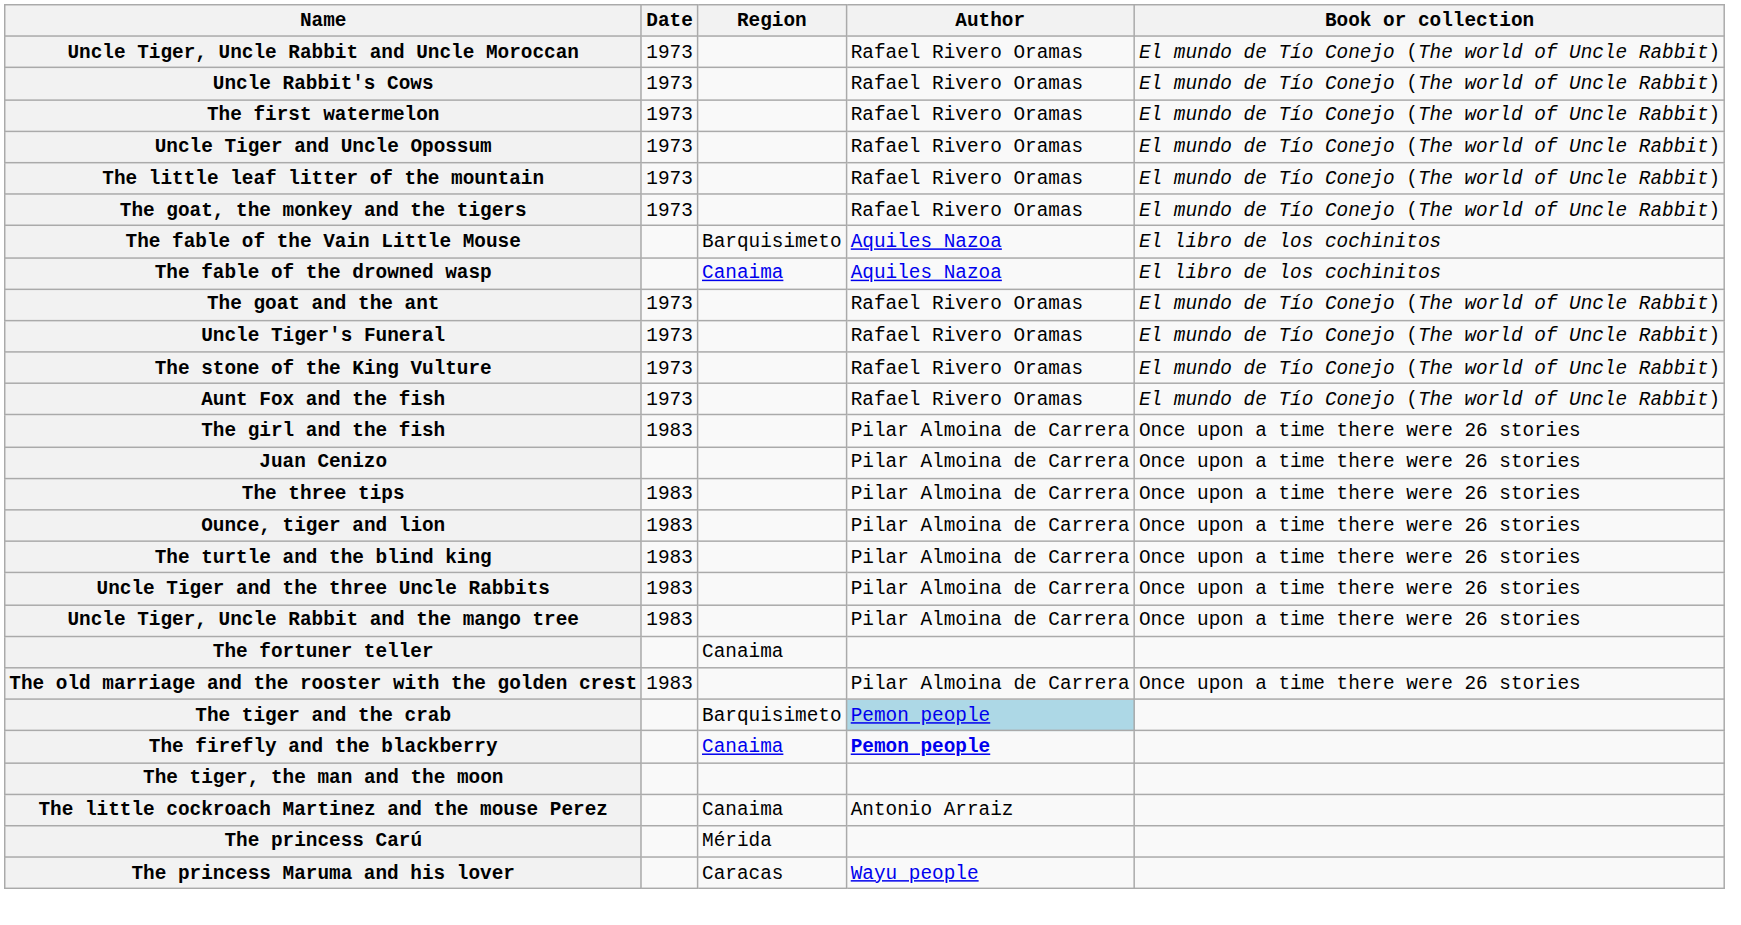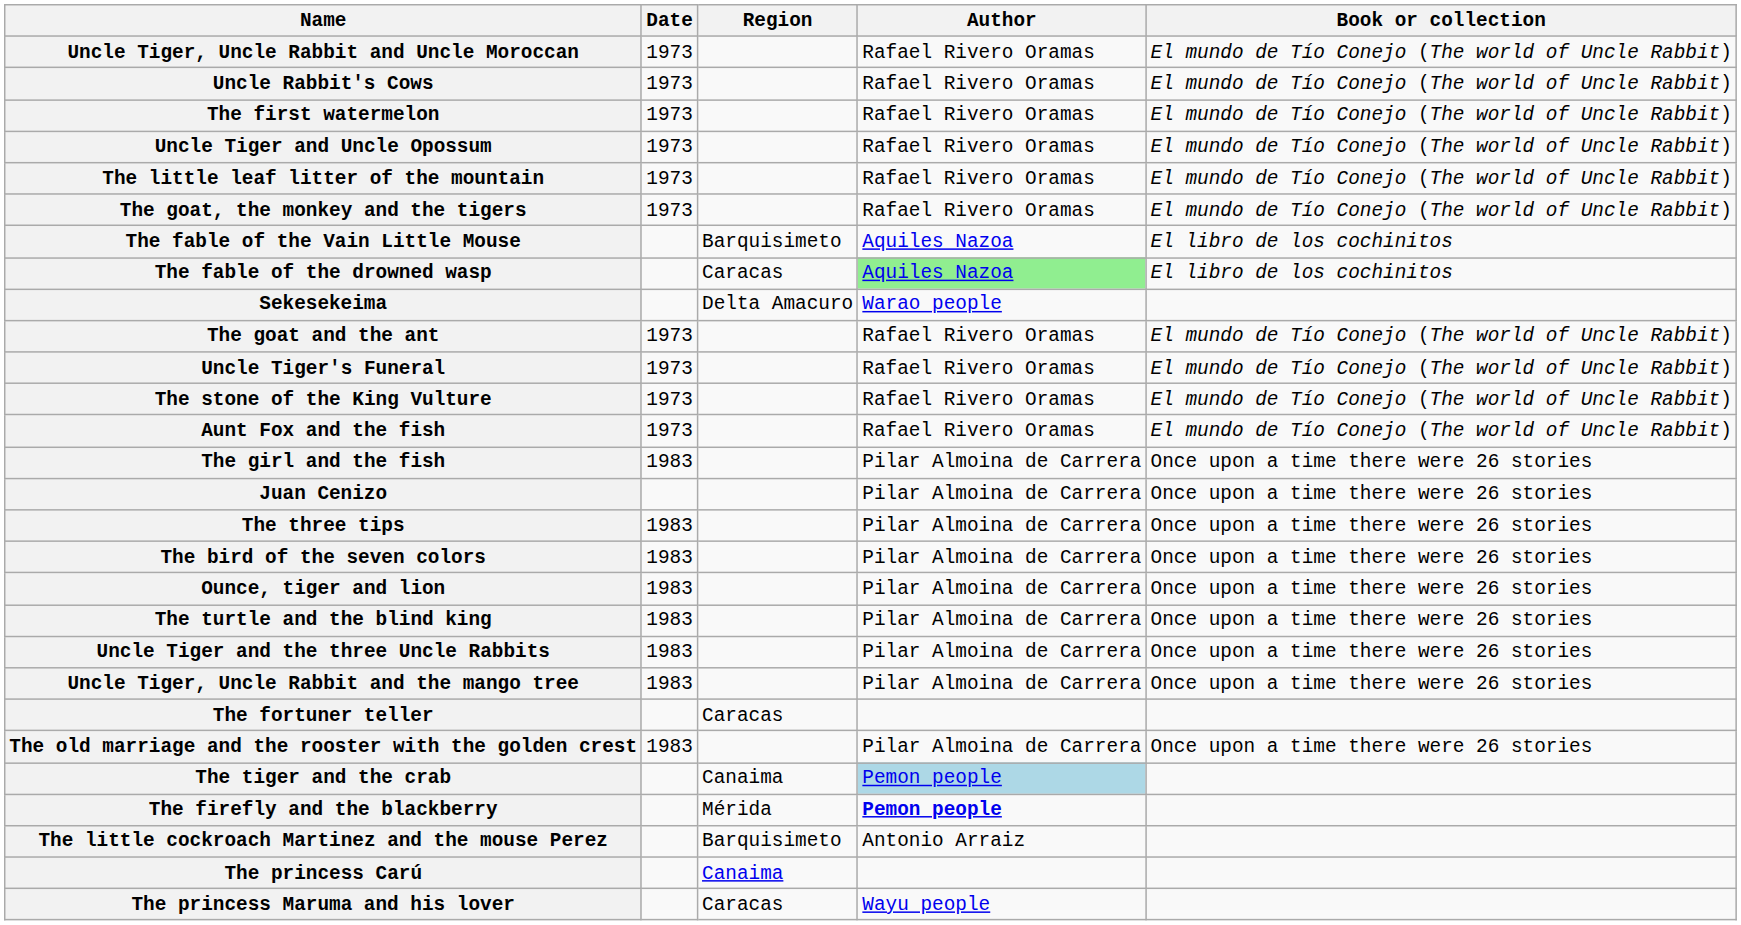(743, 273) Canaima -> (743, 273) Caracas
(926, 273) no background -> (938, 273) lightgreen background
+ row: (323, 305)
+ row: (323, 557)
(743, 652) Canaima -> (743, 715) Caracas
(772, 715) Barquisimeto -> (743, 778) Canaima
(743, 747) Canaima -> (737, 810) Mérida
- row: (323, 778)
(743, 810) Canaima -> (772, 841) Barquisimeto
(737, 841) Mérida -> (743, 873) Canaima
